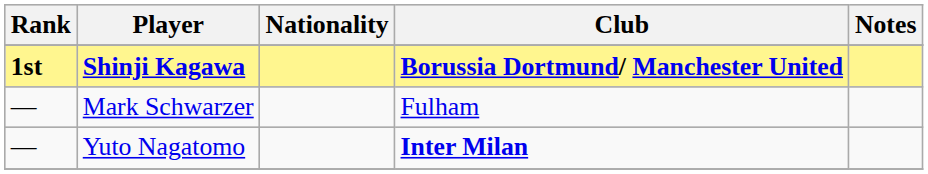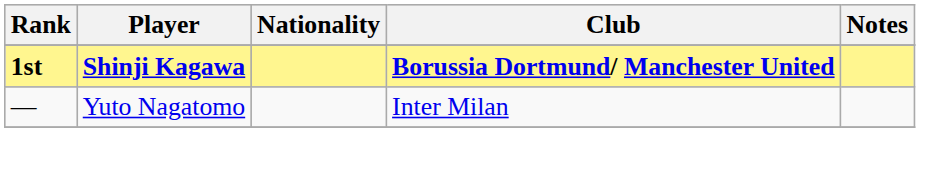- row: (168, 106)
(464, 147) bold -> (450, 106) normal
